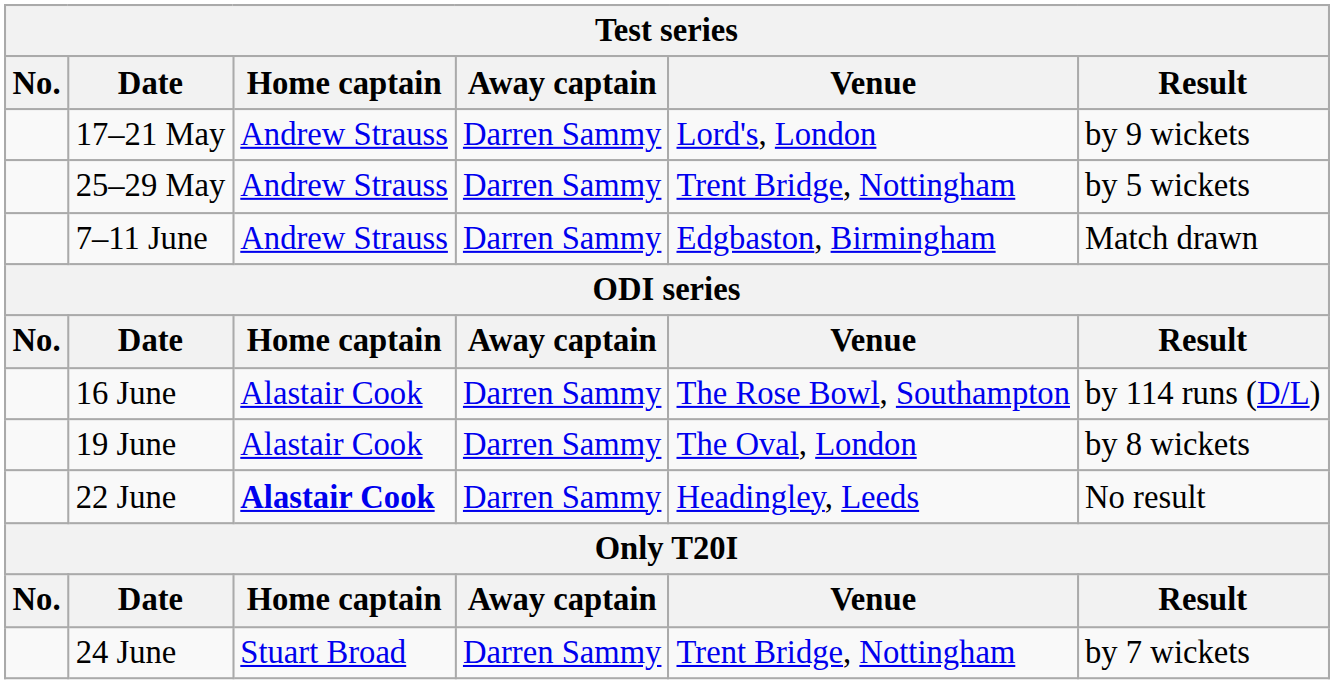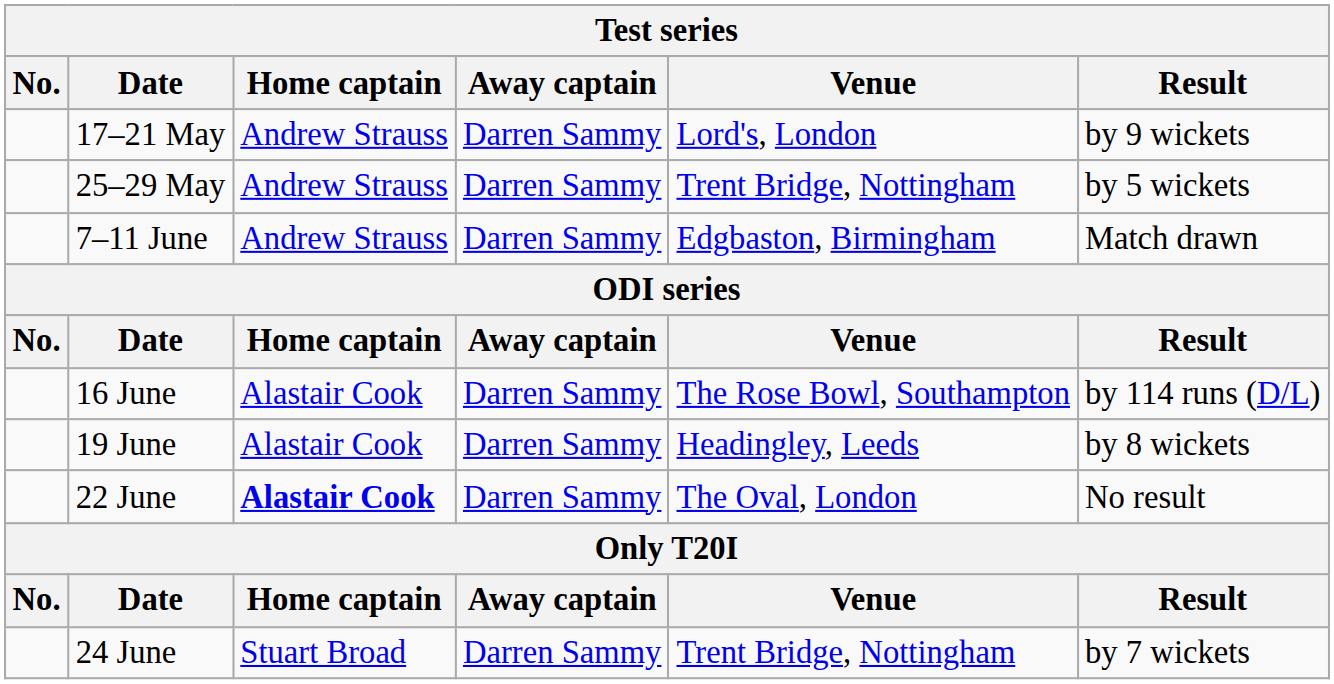(797, 444) The Oval, London -> (798, 444) Headingley, Leeds
(798, 496) Headingley, Leeds -> (797, 496) The Oval, London
